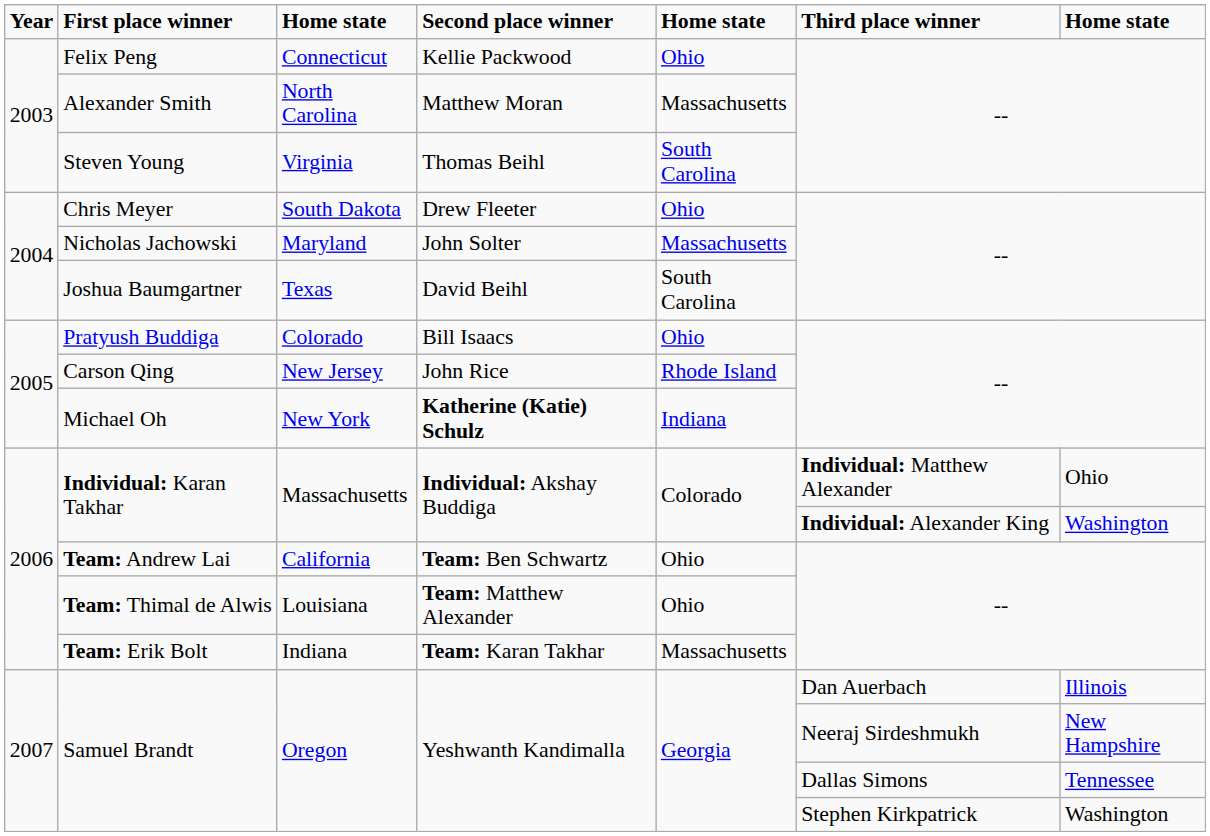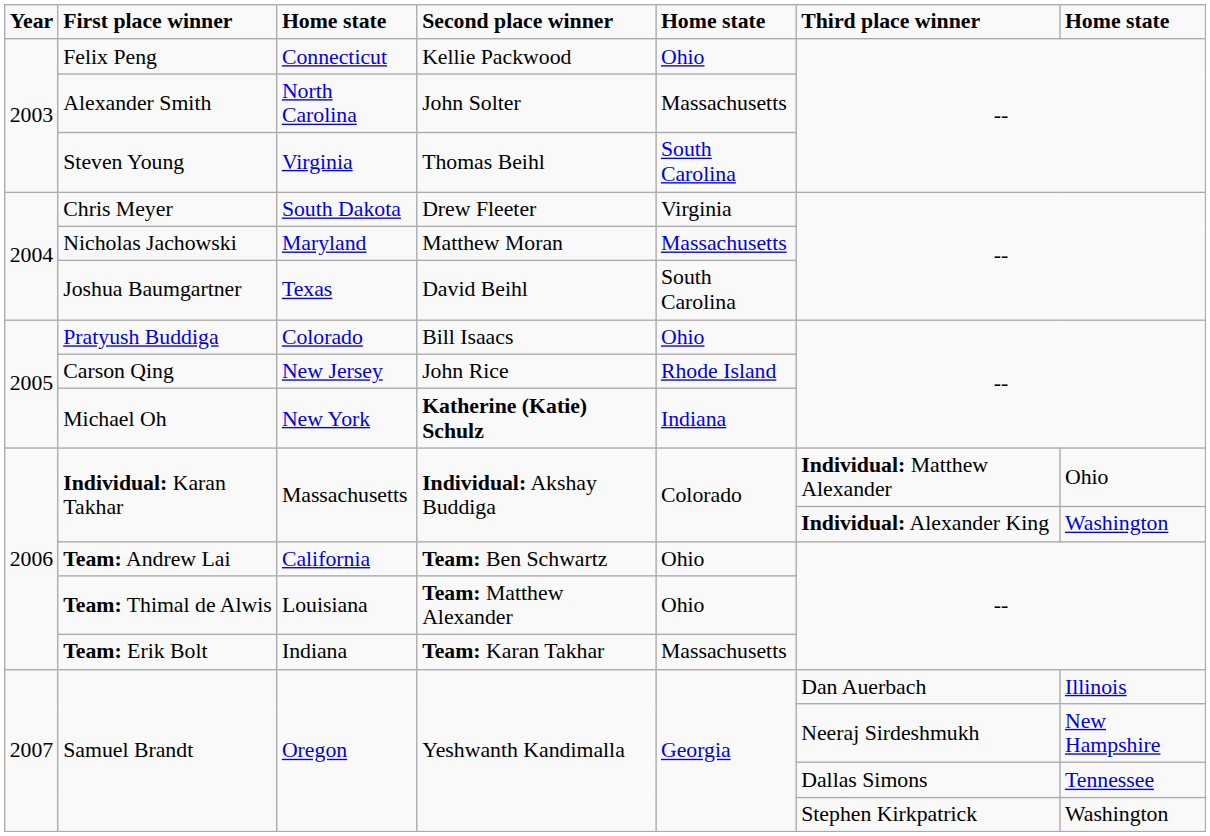(493, 103) Matthew Moran -> (471, 103) John Solter
(683, 208) Ohio -> (696, 208) Virginia
(471, 243) John Solter -> (493, 243) Matthew Moran
